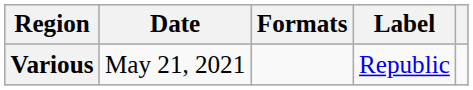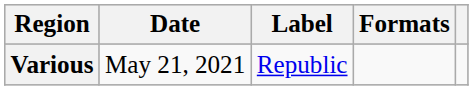columns swapped: (302, 24) <-> (404, 24)
